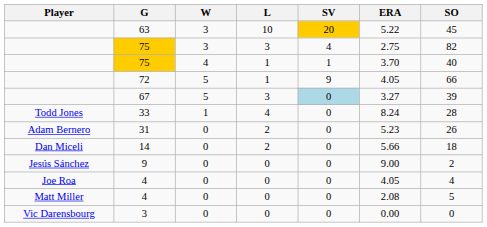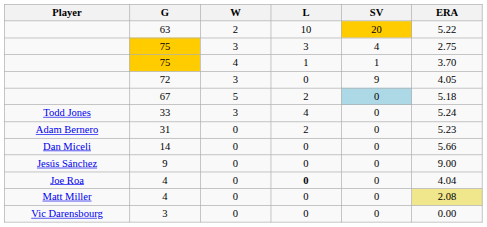- column: (452, 12)
(206, 29) 3 -> (235, 29) 2
(206, 79) 5 -> (235, 79) 3
(267, 79) 1 -> (306, 79) 0
(267, 96) 3 -> (306, 96) 2
(390, 96) 3.27 -> (447, 96) 5.18
(206, 113) 1 -> (235, 113) 3
(390, 113) 8.24 -> (447, 113) 5.24
(267, 146) 2 -> (306, 146) 0
(267, 180) normal -> (306, 180) bold
(390, 180) 4.05 -> (447, 180) 4.04
(390, 197) no background -> (447, 197) khaki background
